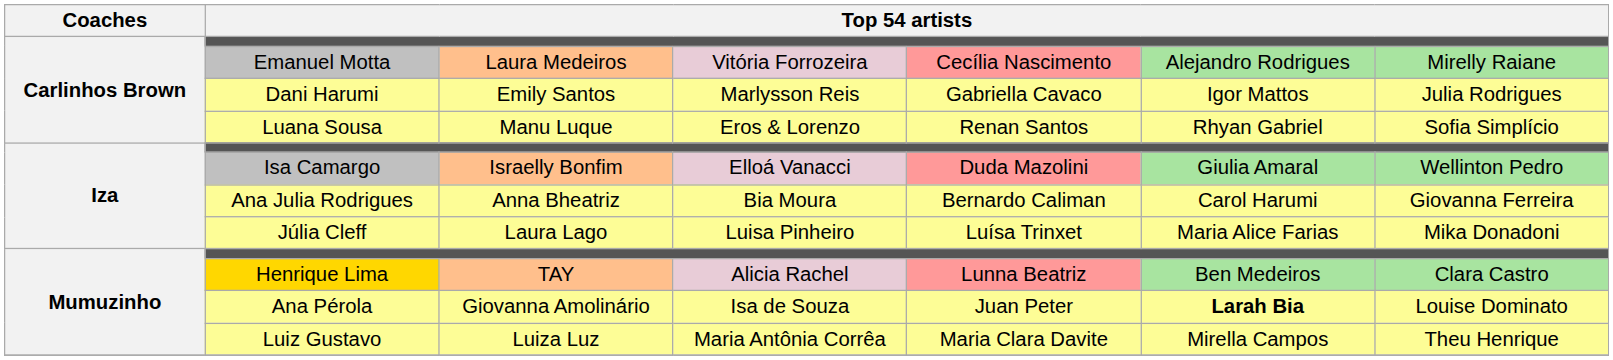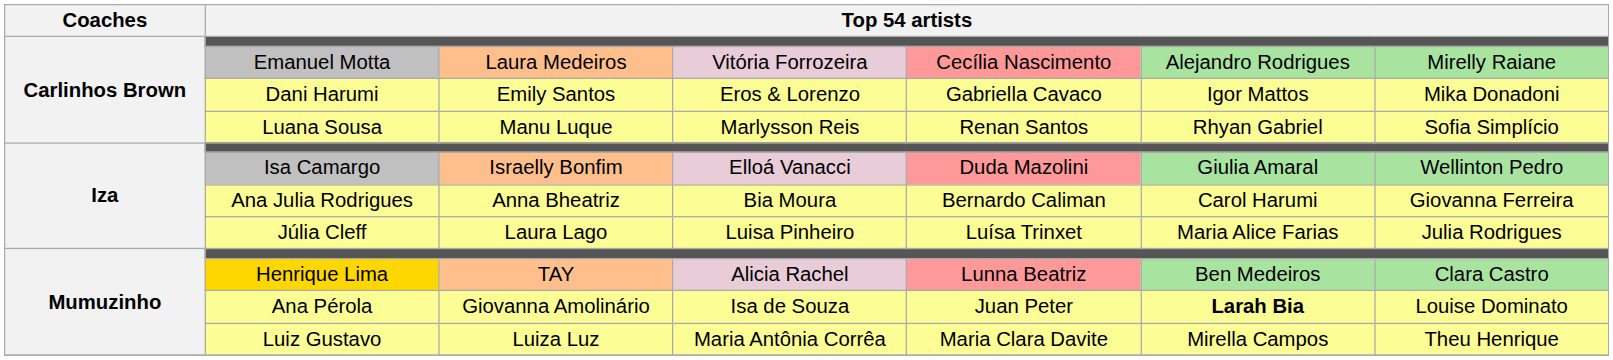(790, 94) Marlysson Reis -> (790, 94) Eros & Lorenzo
(1492, 94) Julia Rodrigues -> (1492, 94) Mika Donadoni
(790, 126) Eros & Lorenzo -> (790, 126) Marlysson Reis
(1492, 232) Mika Donadoni -> (1492, 232) Julia Rodrigues
